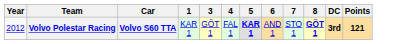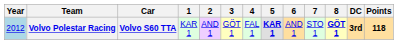+ column: (210, 10)
(15, 28) no background -> (15, 28) lightblue background
(357, 28) 121 -> (379, 28) 118
